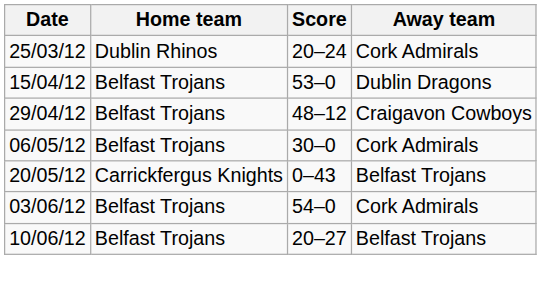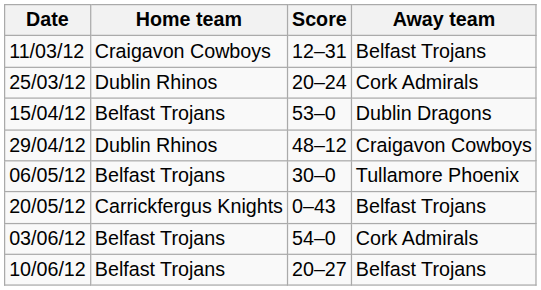+ row: (47, 51)
(160, 113) Belfast Trojans -> (156, 144) Dublin Rhinos
(417, 144) Cork Admirals -> (438, 176) Tullamore Phoenix
